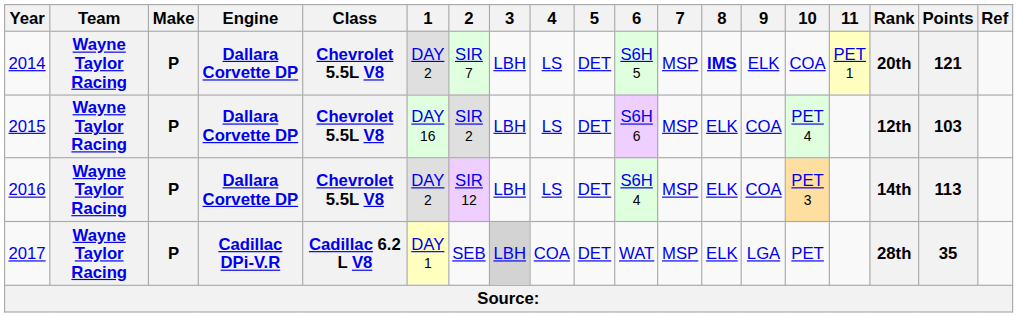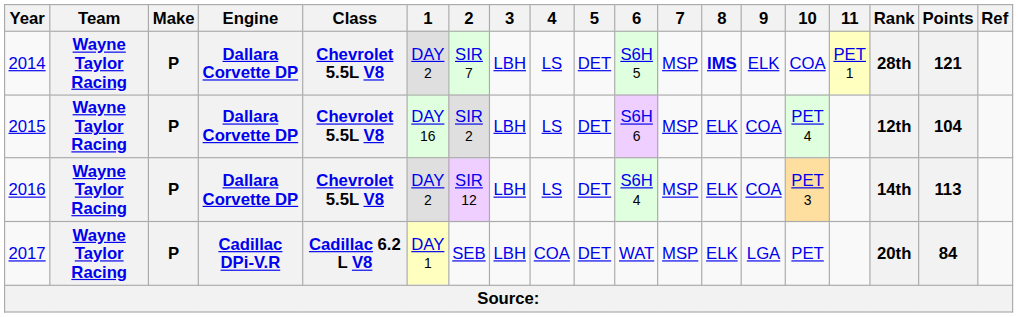(894, 63) 20th -> (894, 63) 28th
(948, 127) 103 -> (948, 127) 104
(510, 254) lightgrey background -> (510, 254) no background
(894, 254) 28th -> (894, 254) 20th
(948, 254) 35 -> (948, 254) 84
